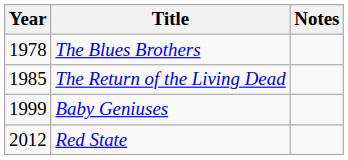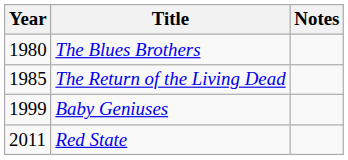(28, 49) 1978 -> (28, 49) 1980
(28, 139) 2012 -> (27, 139) 2011
